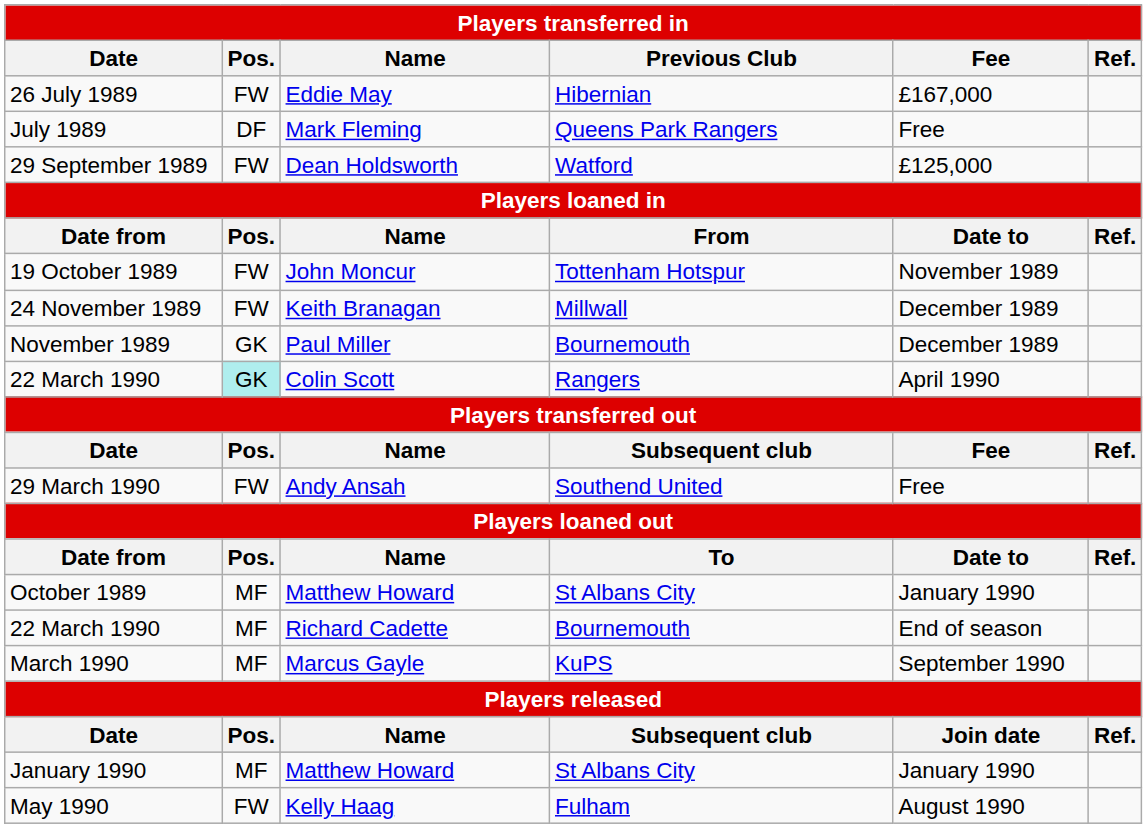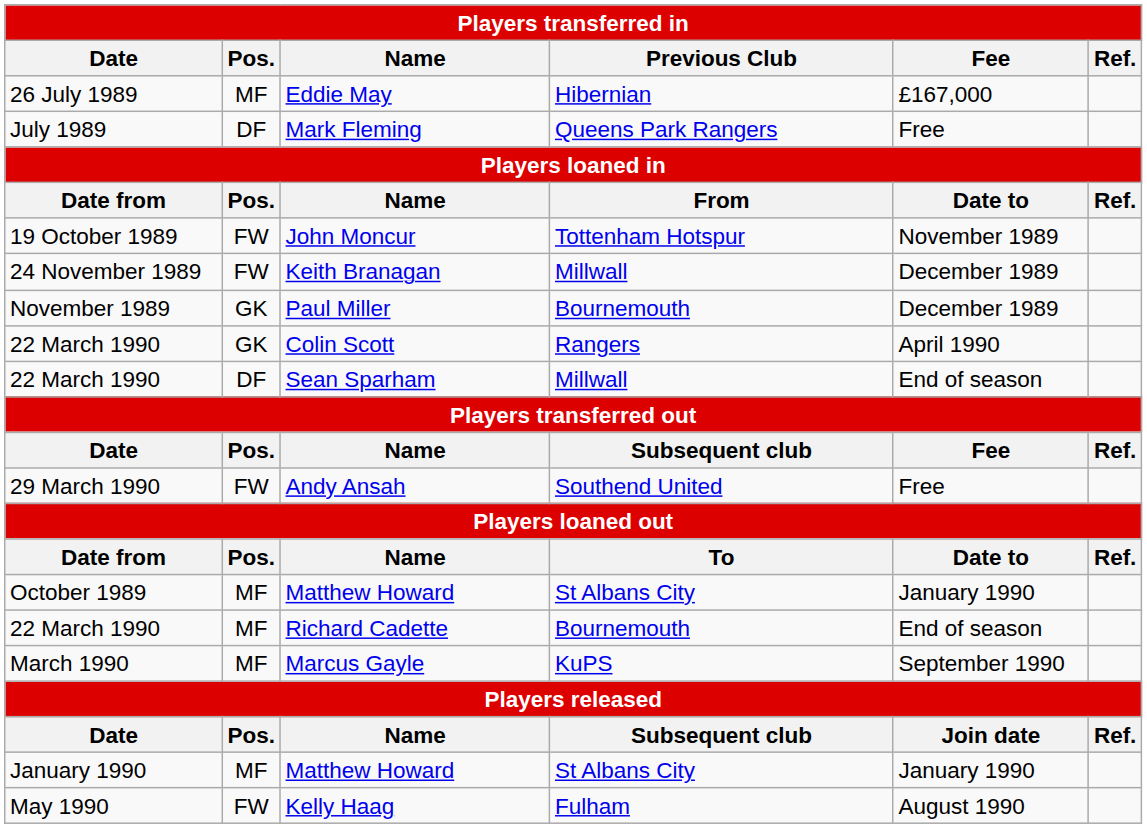(251, 94) FW -> (251, 94) MF
- row: (109, 165)
(251, 379) paleturquoise background -> (251, 343) no background
+ row: (85, 379)
